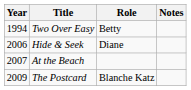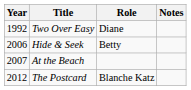(17, 28) 1994 -> (17, 28) 1992
(110, 28) Betty -> (111, 28) Diane
(111, 45) Diane -> (110, 45) Betty
(17, 77) 2009 -> (17, 77) 2012
